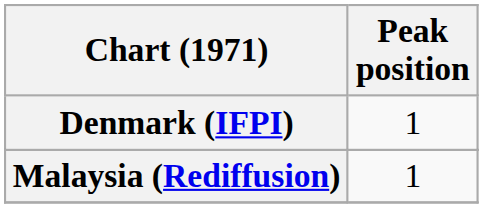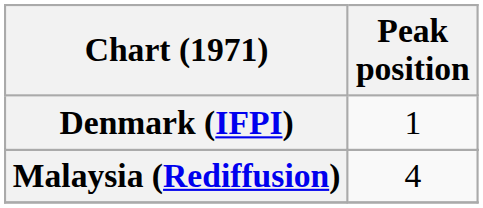(413, 175) 1 -> (413, 175) 4
